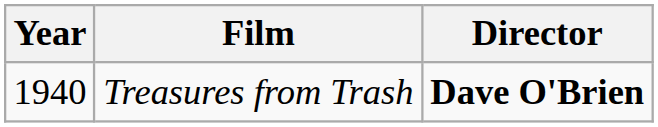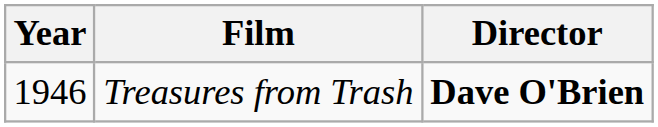(50, 91) 1940 -> (50, 91) 1946
